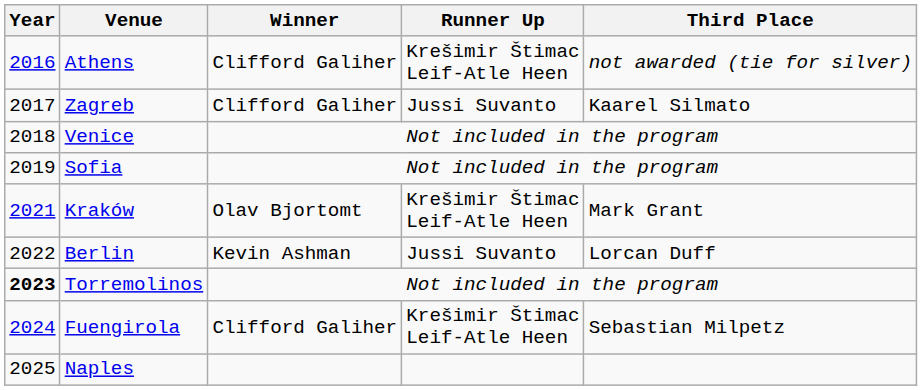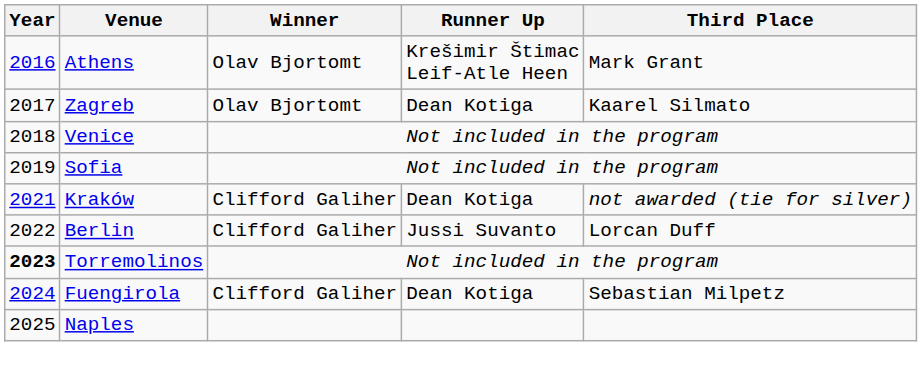(305, 63) Clifford Galiher -> (287, 63) Olav Bjortomt
(750, 63) not awarded (tie for silver) -> (646, 63) Mark Grant
(305, 105) Clifford Galiher -> (287, 105) Olav Bjortomt
(481, 105) Jussi Suvanto -> (470, 105) Dean Kotiga
(287, 211) Olav Bjortomt -> (305, 199) Clifford Galiher
(493, 211) Krešimir Štimac Leif-Atle Heen -> (470, 199) Dean Kotiga
(646, 211) Mark Grant -> (750, 199) not awarded (tie for silver)
(282, 253) Kevin Ashman -> (305, 231) Clifford Galiher
(493, 327) Krešimir Štimac Leif-Atle Heen -> (470, 293) Dean Kotiga
